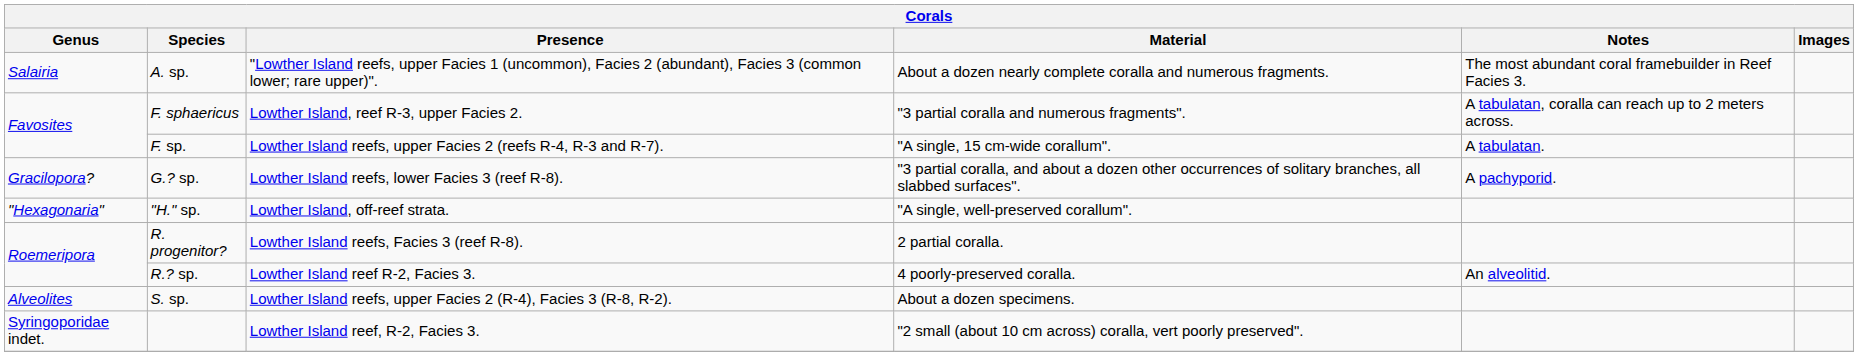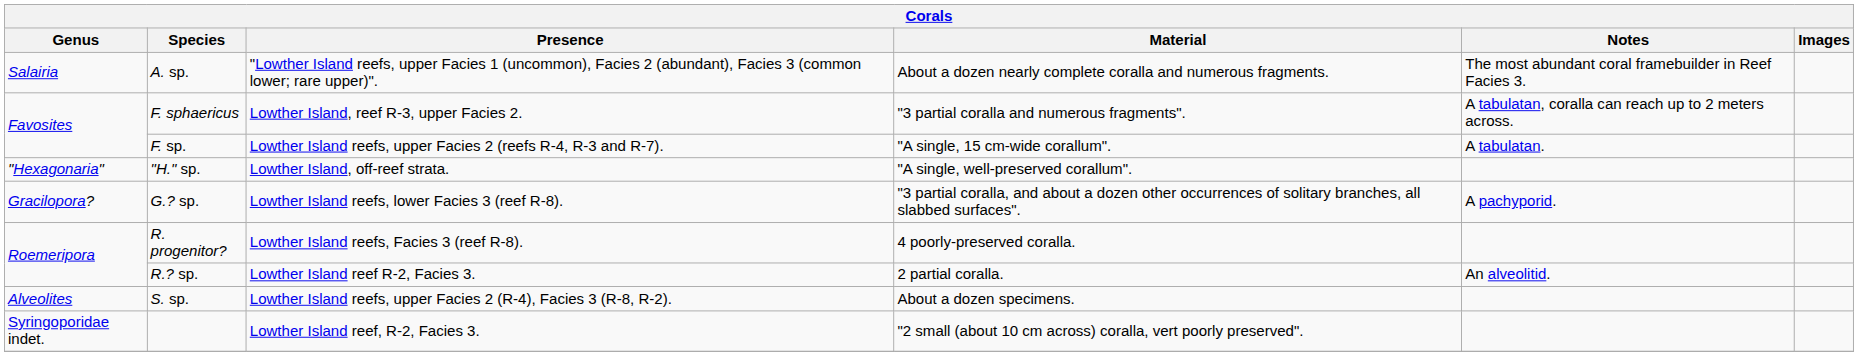rows swapped: (175, 177) <-> (176, 210)
(951, 242) 2 partial coralla. -> (986, 242) 4 poorly-preserved coralla.
(986, 274) 4 poorly-preserved coralla. -> (951, 274) 2 partial coralla.
